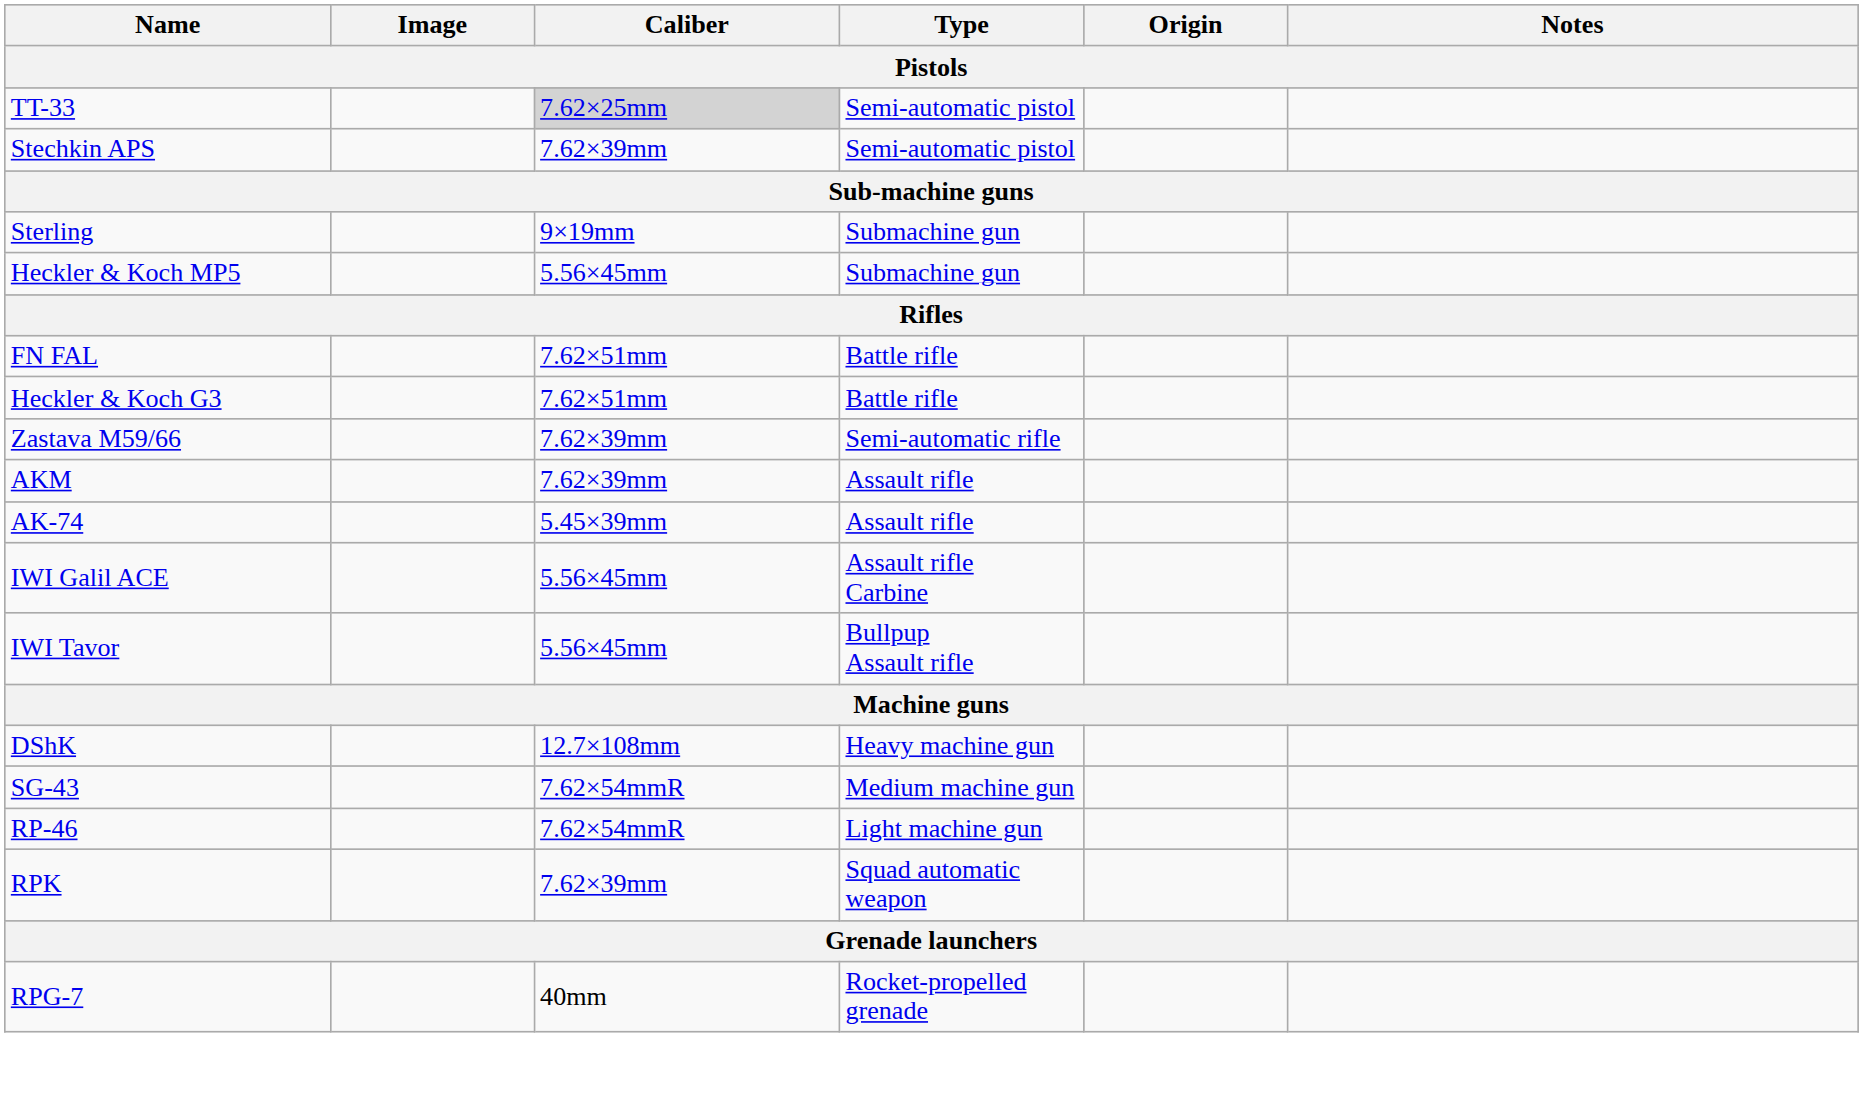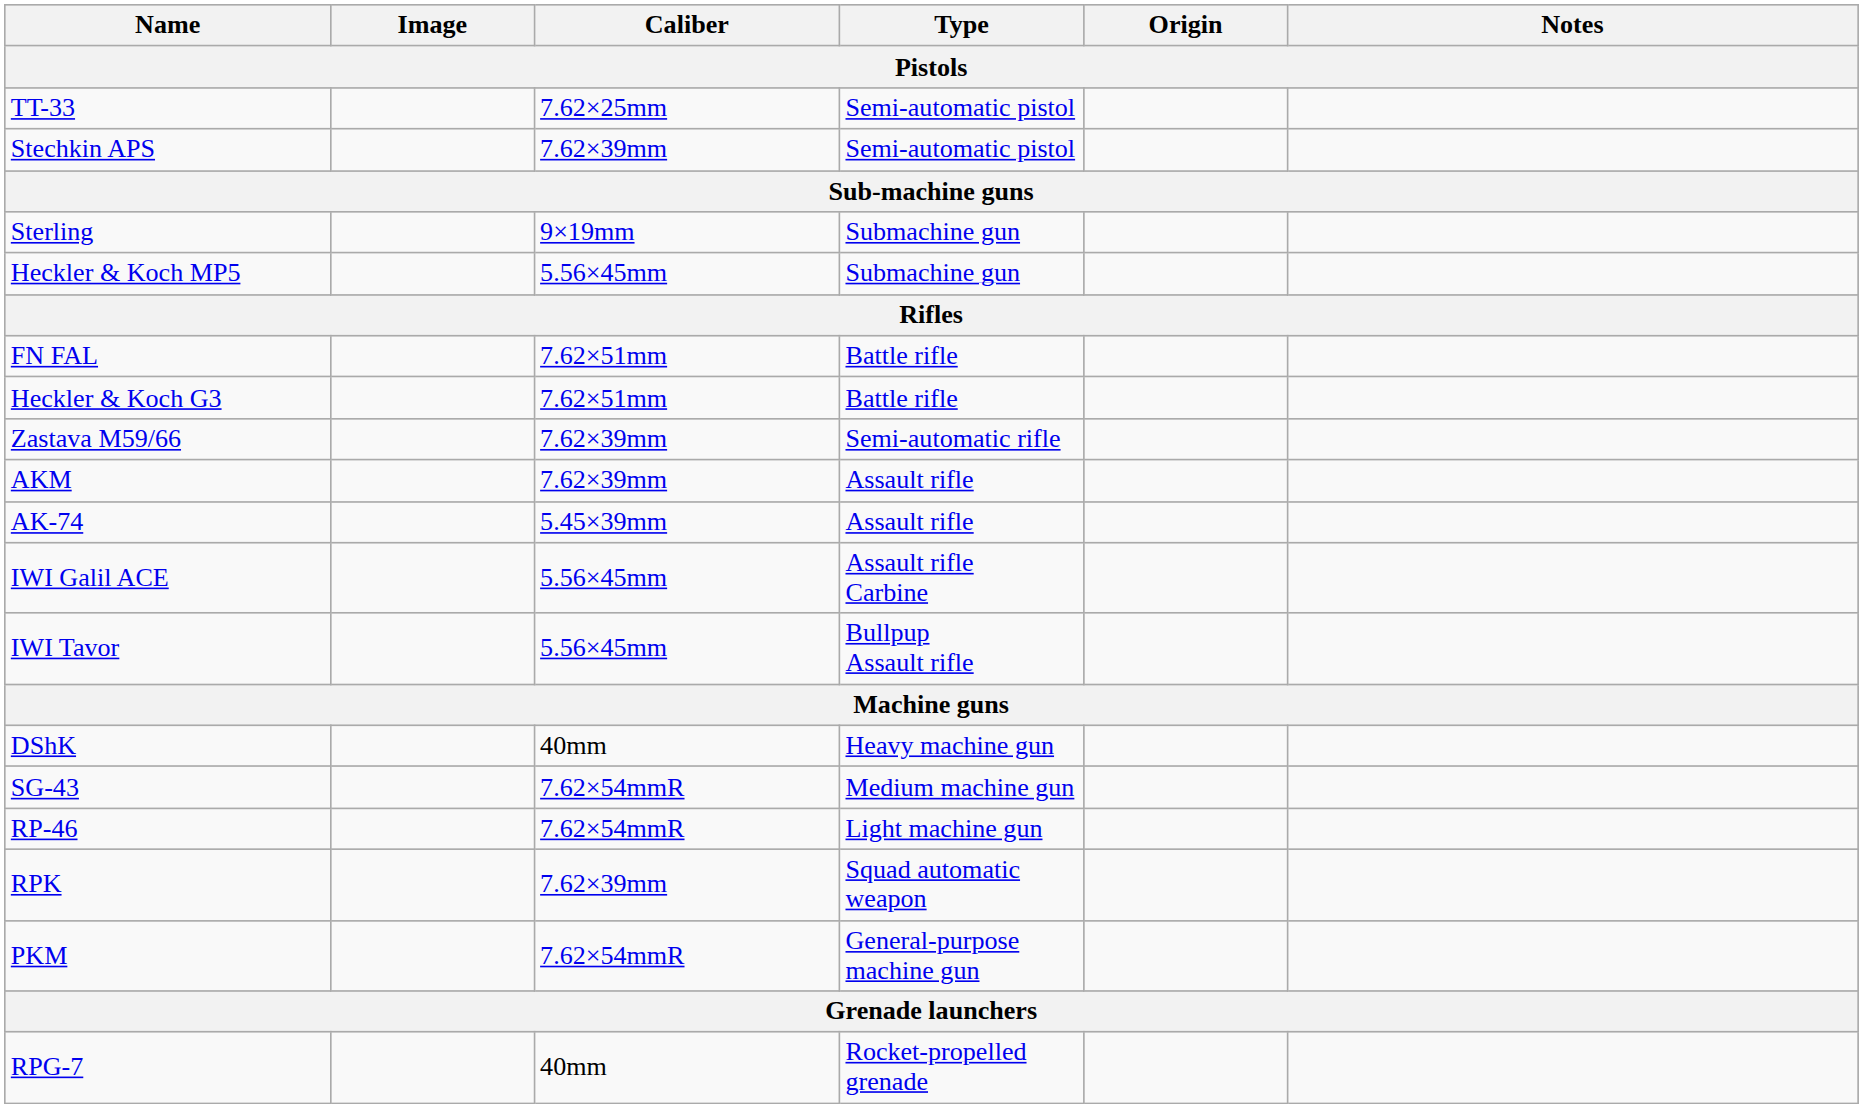(604, 107) lightgrey background -> (604, 107) no background
(610, 745) 12.7×108mm -> (573, 745) 40mm
+ row: (39, 955)
